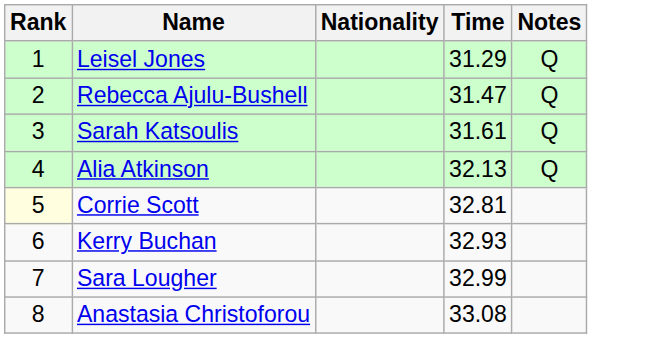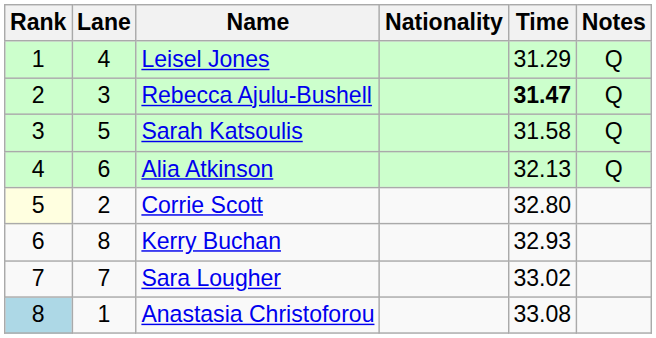+ column: (104, 22)
(478, 95) normal -> (542, 95) bold
(478, 132) 31.61 -> (542, 132) 31.58
(478, 205) 32.81 -> (542, 205) 32.80
(478, 278) 32.99 -> (542, 278) 33.02
(38, 315) no background -> (38, 315) lightblue background
